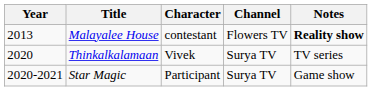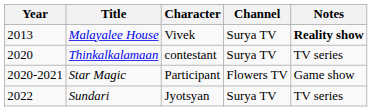(190, 34) contestant -> (180, 34) Vivek
(257, 34) Flowers TV -> (252, 34) Surya TV
(180, 55) Vivek -> (190, 55) contestant
(252, 75) Surya TV -> (257, 75) Flowers TV
+ row: (89, 95)
